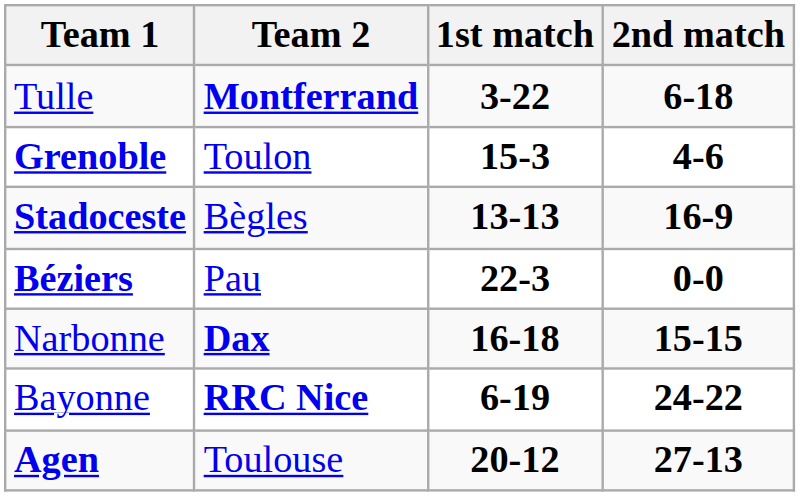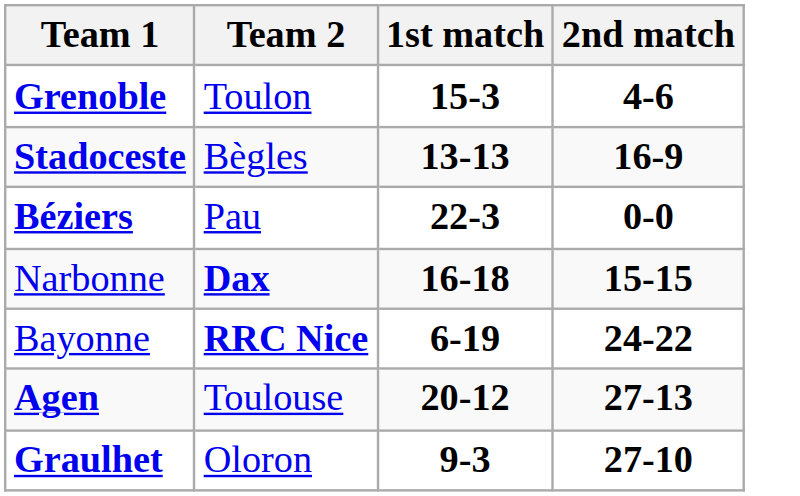- row: (54, 95)
+ row: (88, 459)
